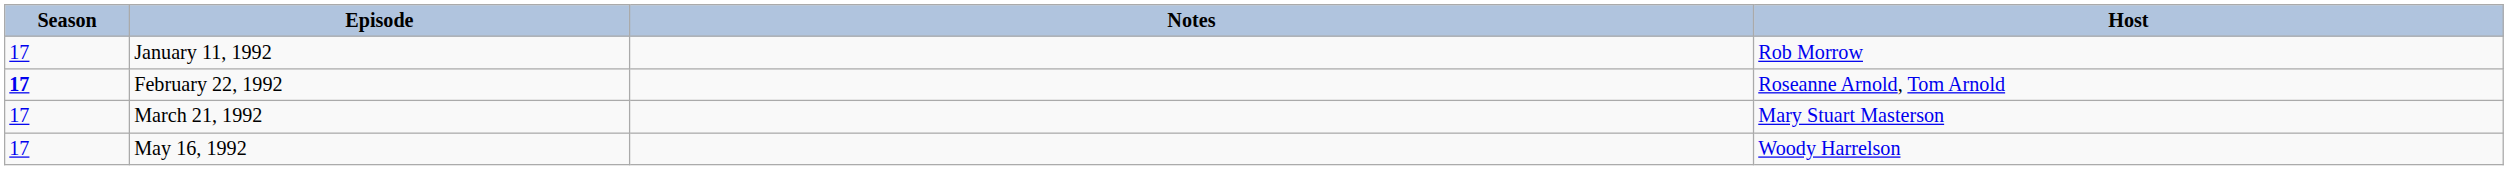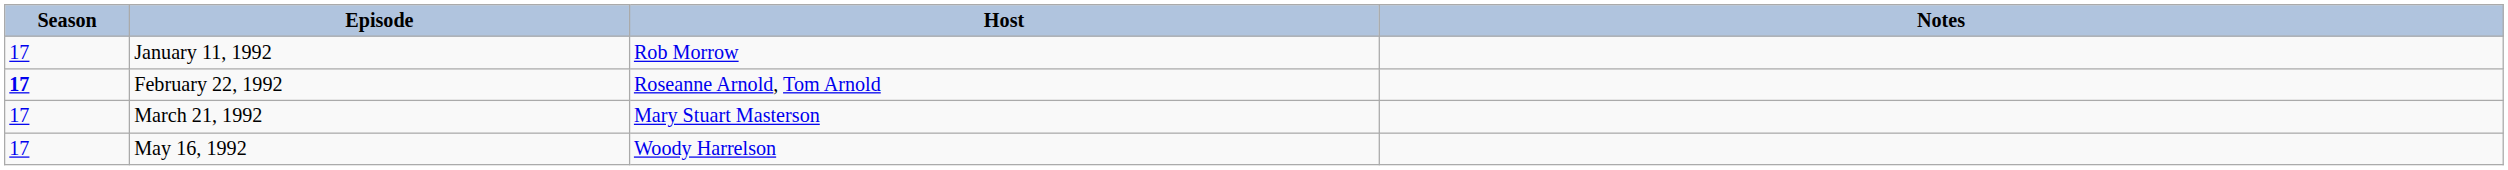columns swapped: (2128, 20) <-> (1191, 20)
